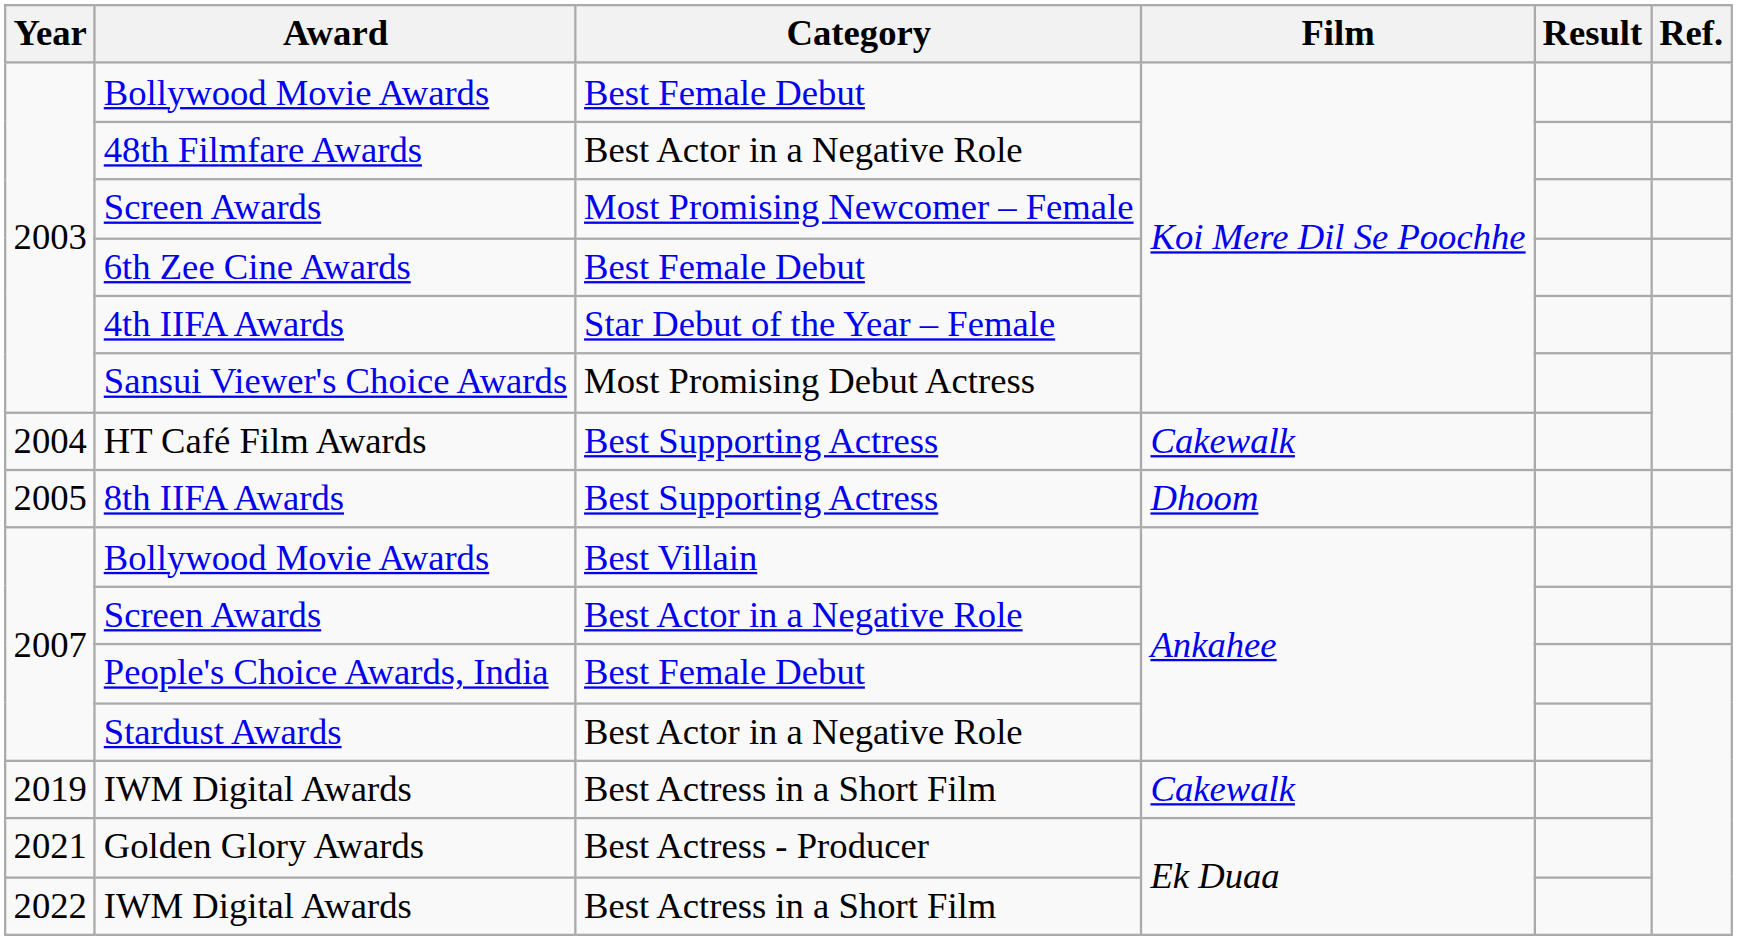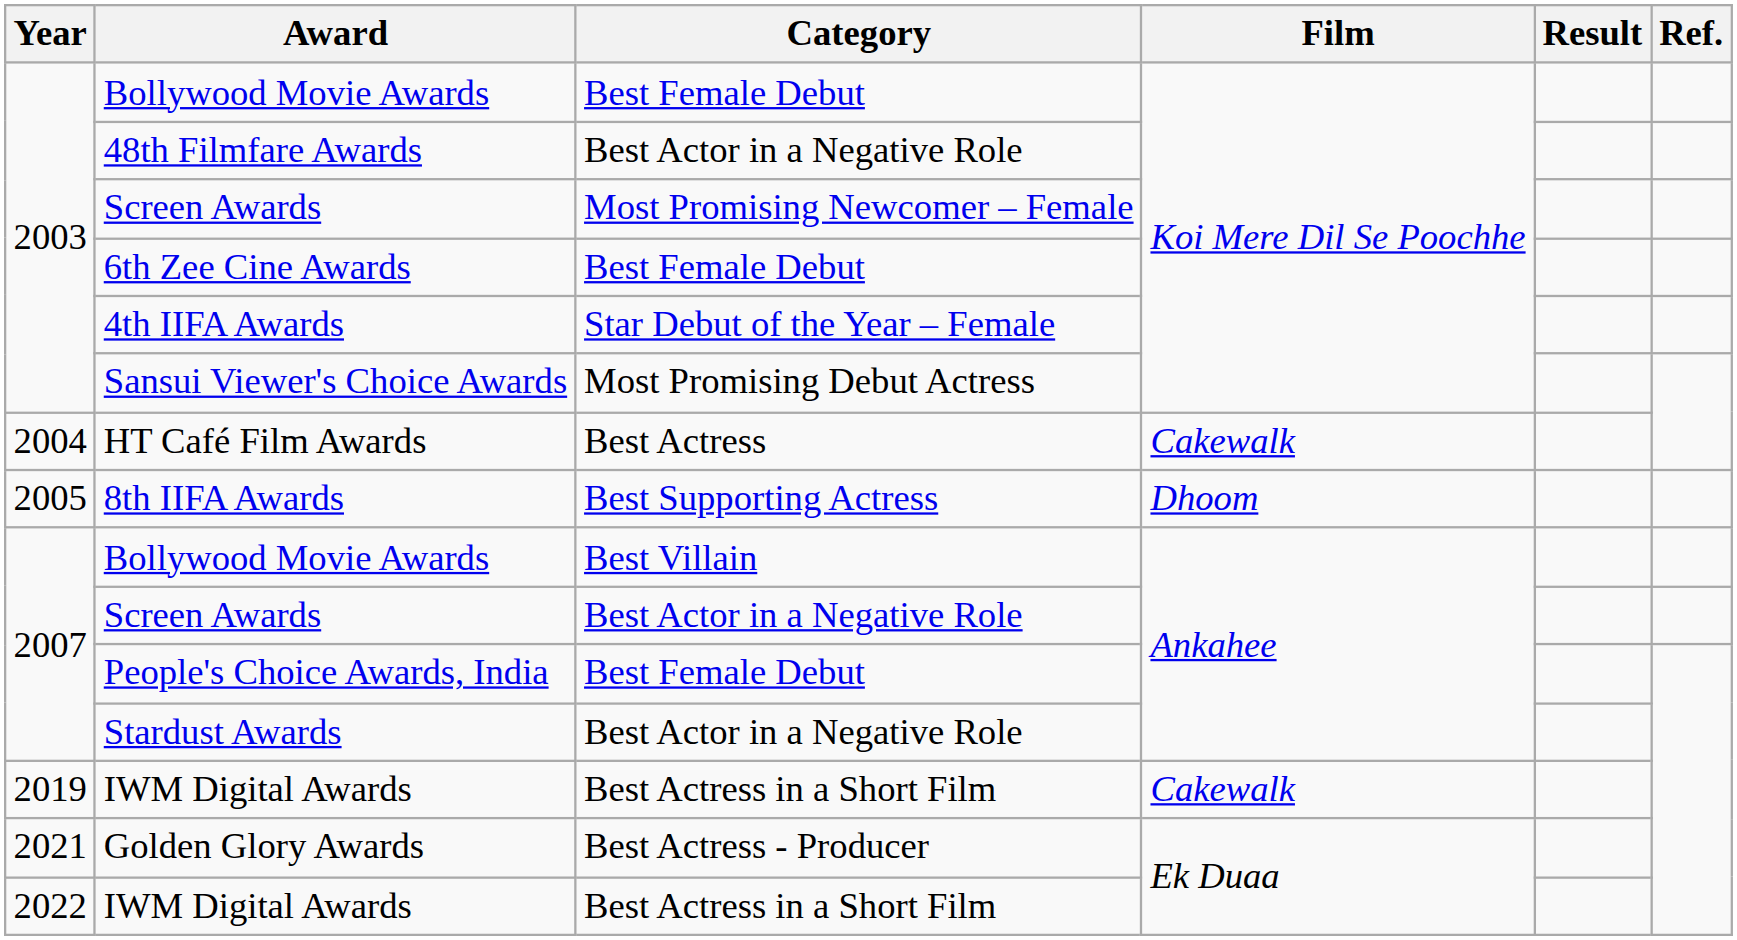(761, 440) Best Supporting Actress -> (675, 440) Best Actress
